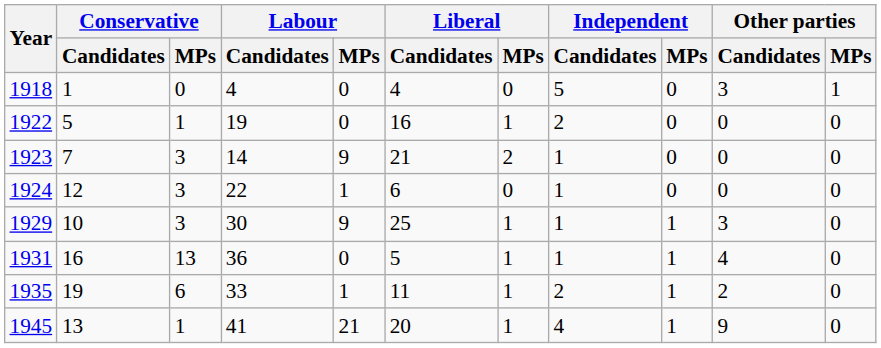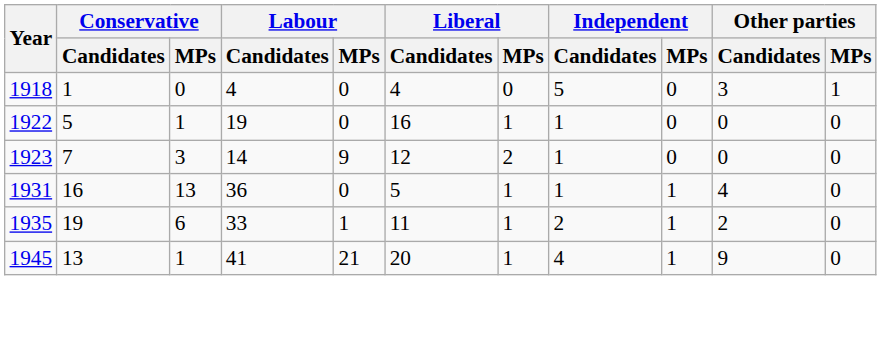(559, 122) 2 -> (559, 122) 1
(400, 156) 21 -> (400, 156) 12
- row: (31, 190)
- row: (31, 223)
